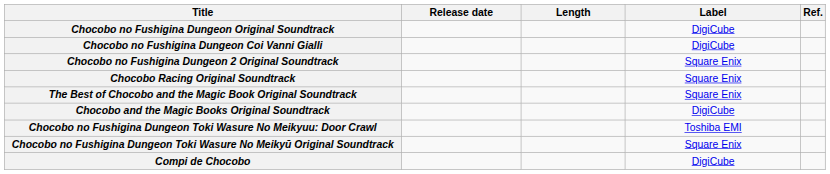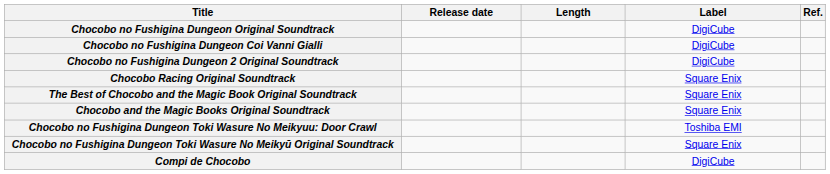(713, 62) Square Enix -> (713, 62) DigiCube
(713, 111) DigiCube -> (713, 111) Square Enix
